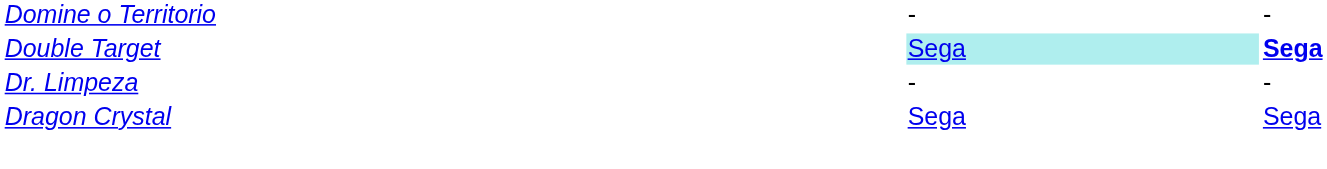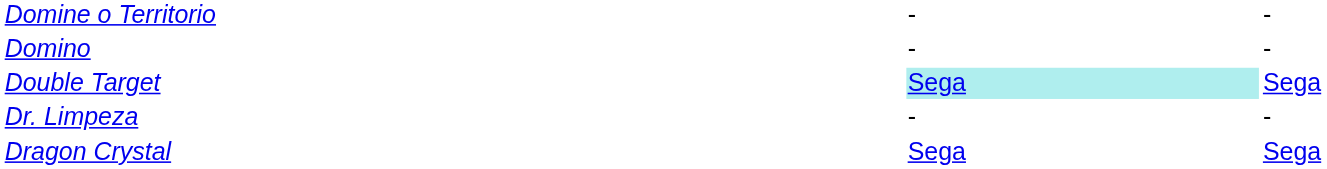+ row: (48, 48)
(1293, 48) bold -> (1292, 83) normal
